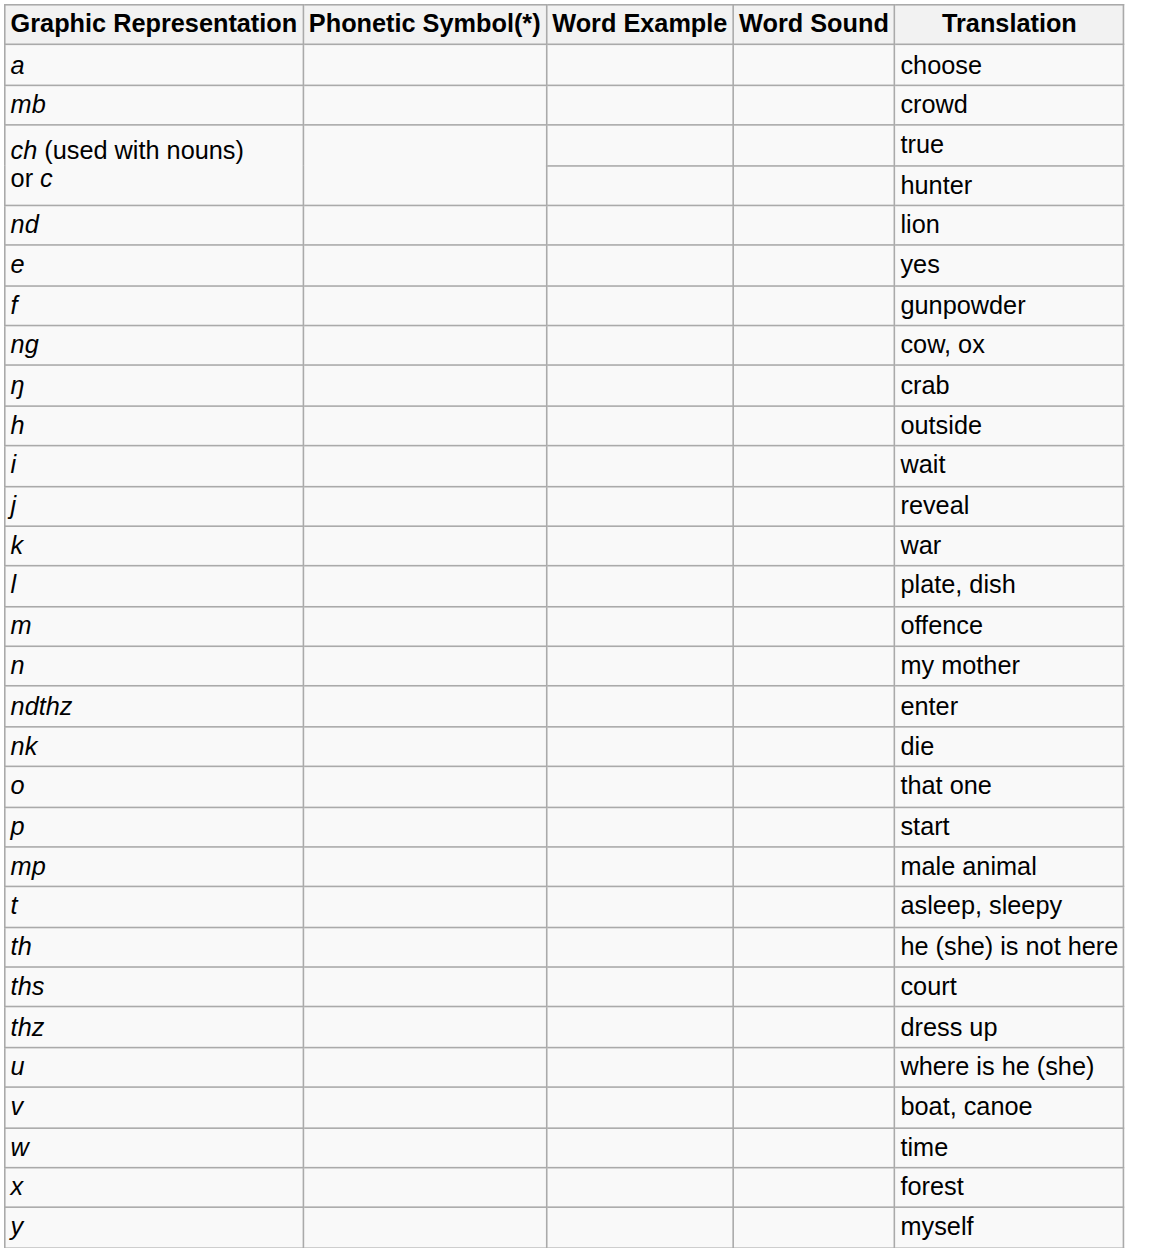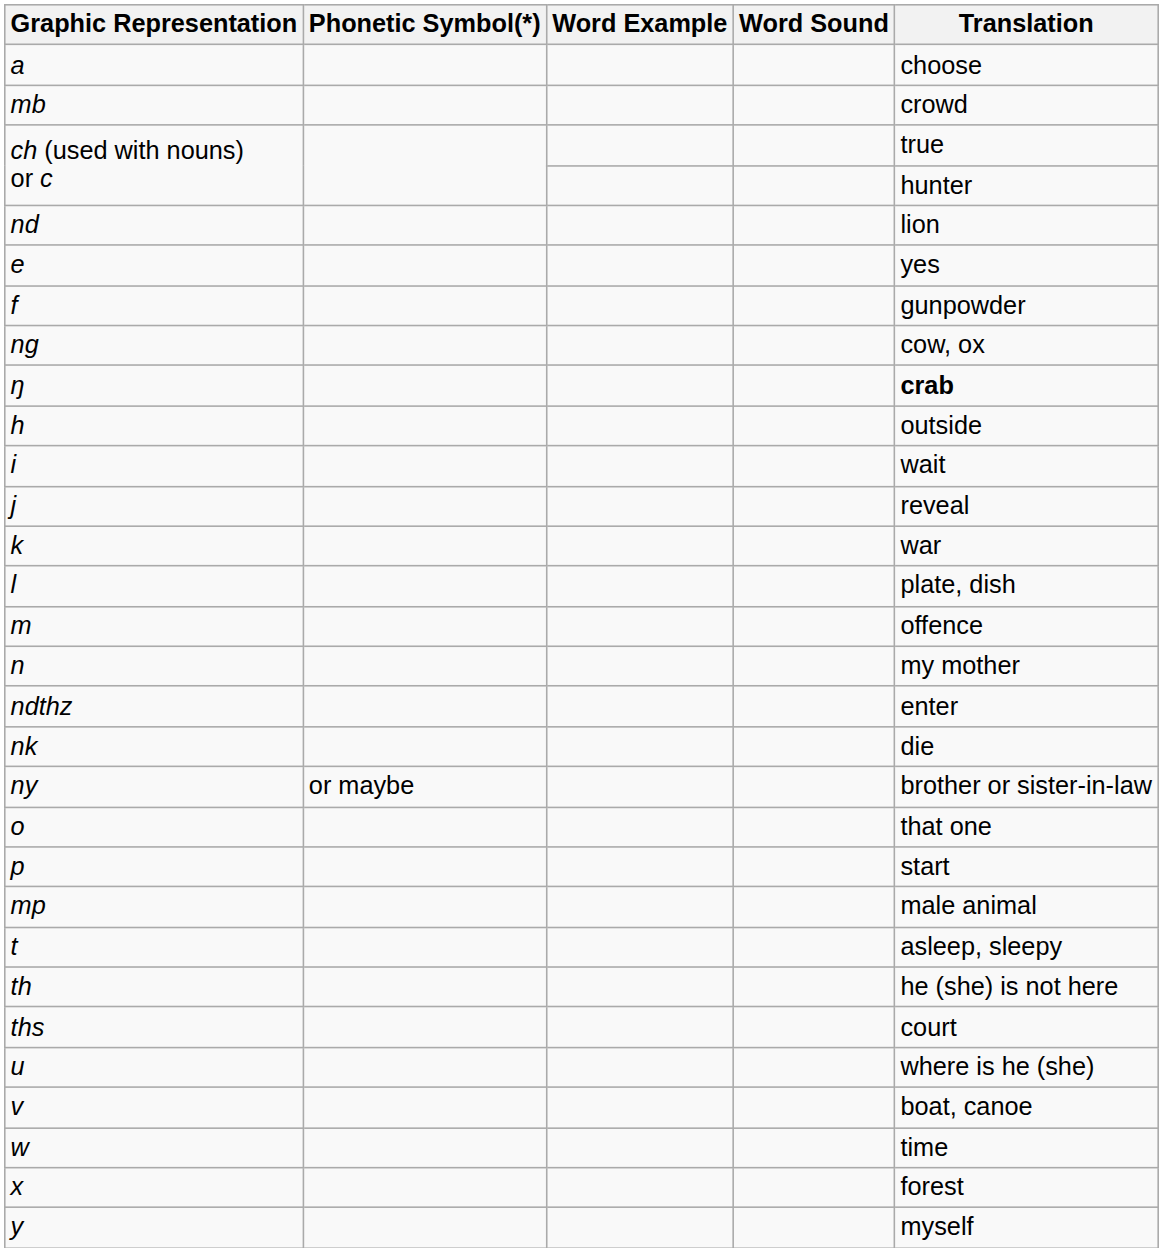(925, 385) normal -> (927, 385) bold
+ row: (24, 786)
- row: (27, 1026)
